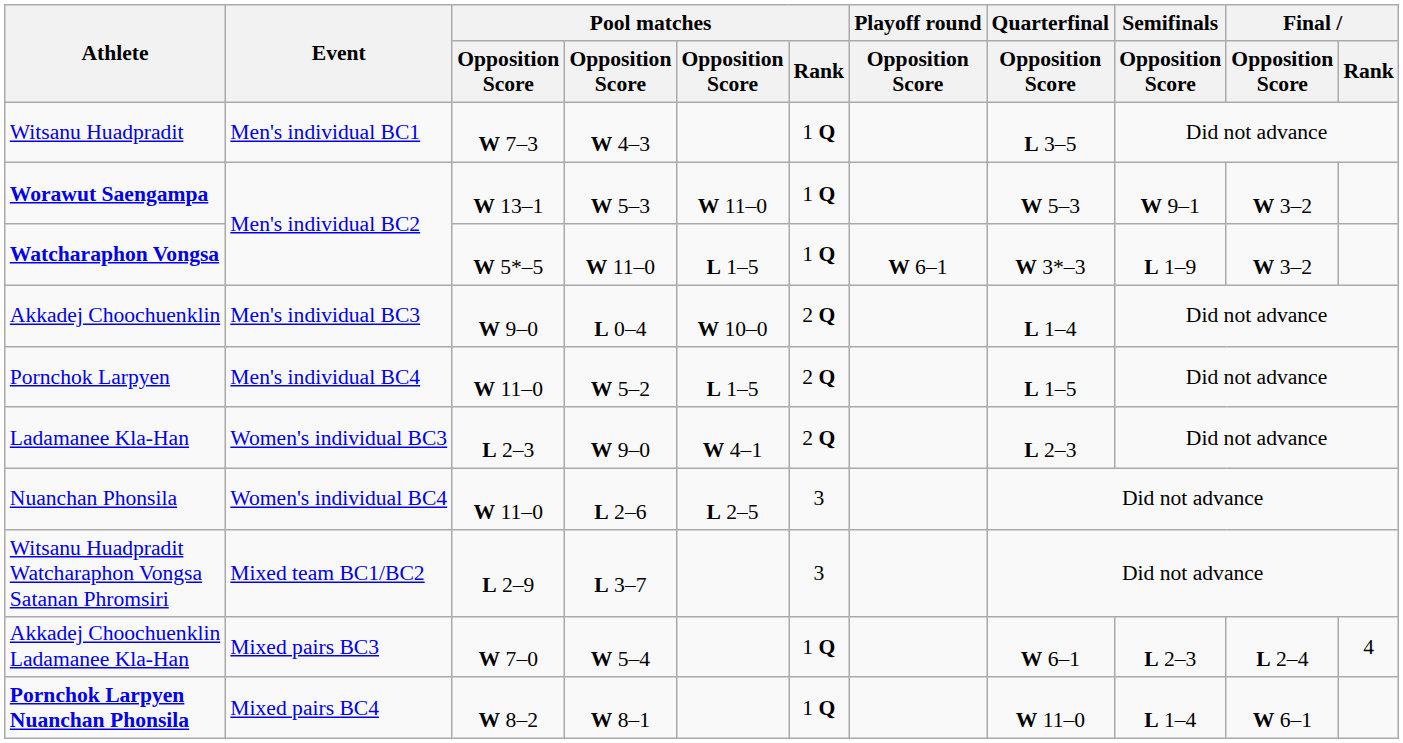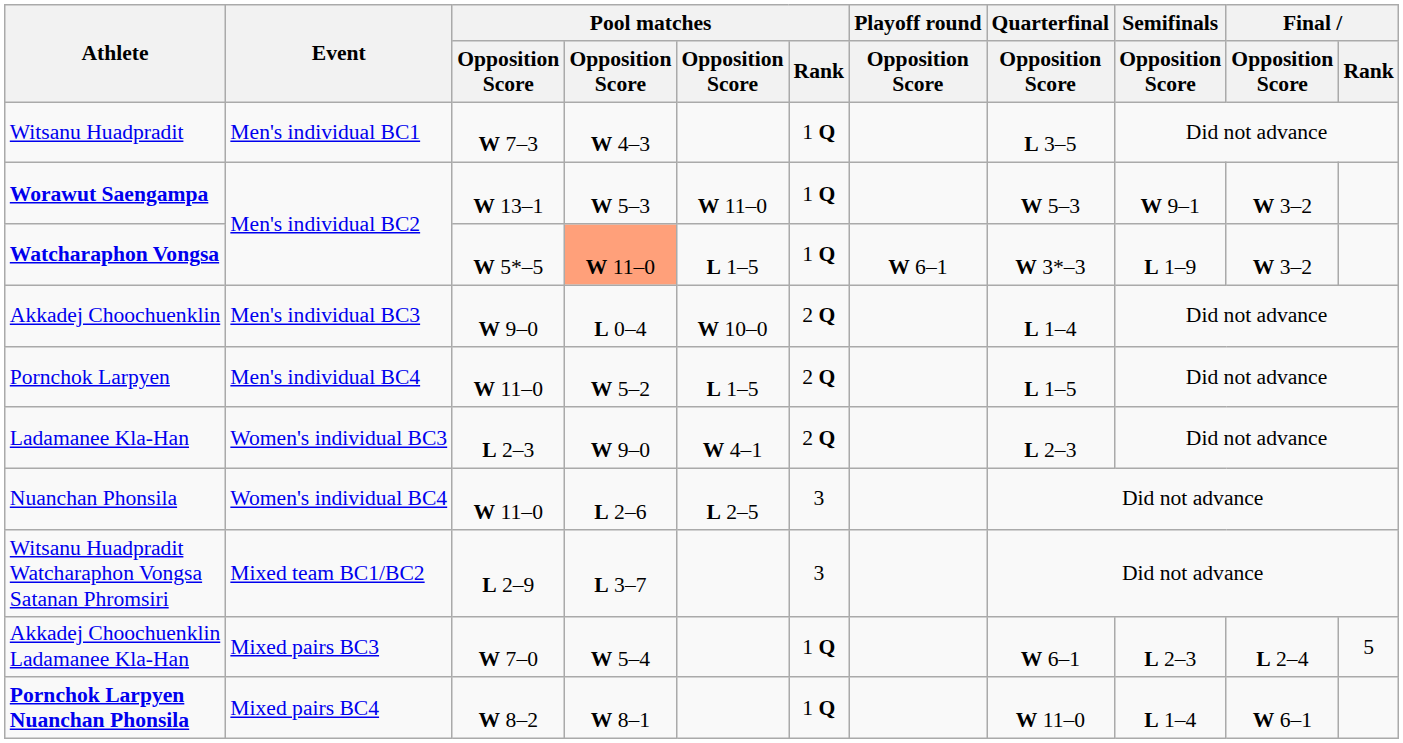(620, 267) no background -> (620, 267) lightsalmon background
(1369, 646) 4 -> (1369, 646) 5
